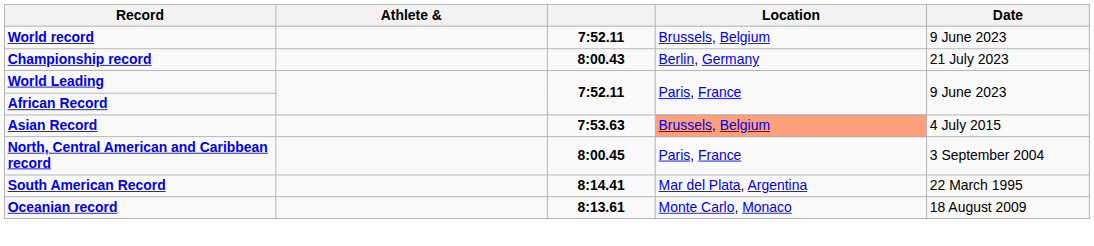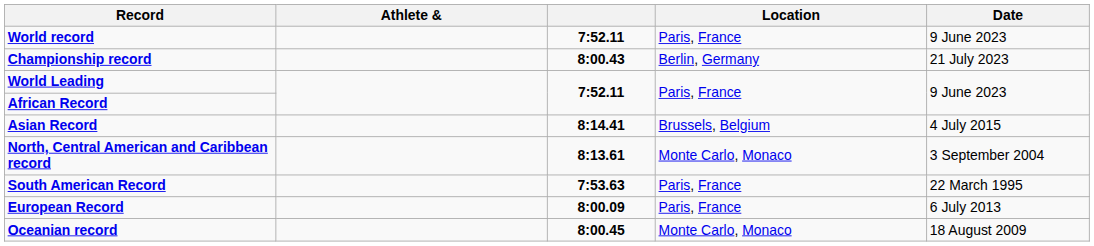(714, 37) Brussels, Belgium -> (700, 37) Paris, France
(601, 125) 7:53.63 -> (601, 125) 8:14.41
(714, 125) lightsalmon background -> (714, 125) no background
(601, 155) 8:00.45 -> (601, 155) 8:13.61
(700, 155) Paris, France -> (725, 155) Monte Carlo, Monaco
(601, 185) 8:14.41 -> (601, 185) 7:53.63
(733, 185) Mar del Plata, Argentina -> (700, 185) Paris, France
+ row: (66, 207)
(601, 207) 8:13.61 -> (601, 229) 8:00.45
